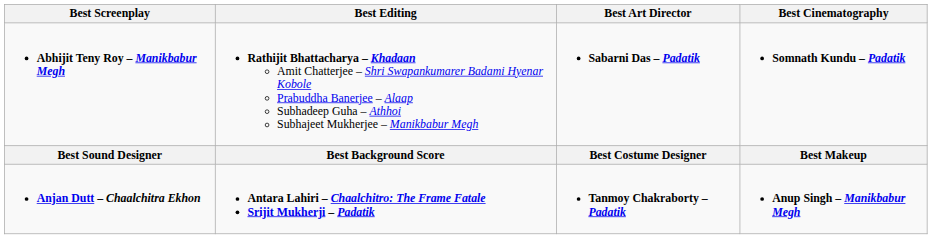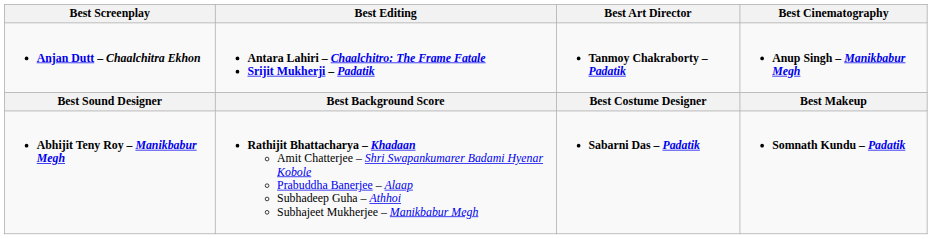rows swapped: (110, 199) <-> (110, 64)
